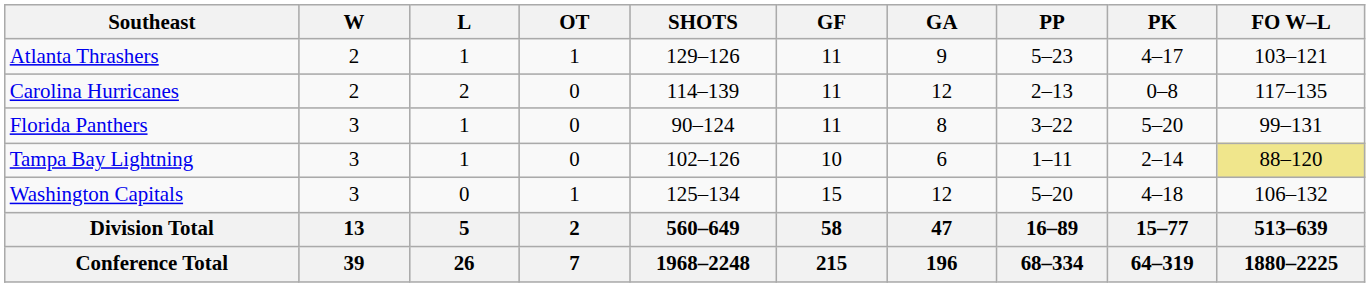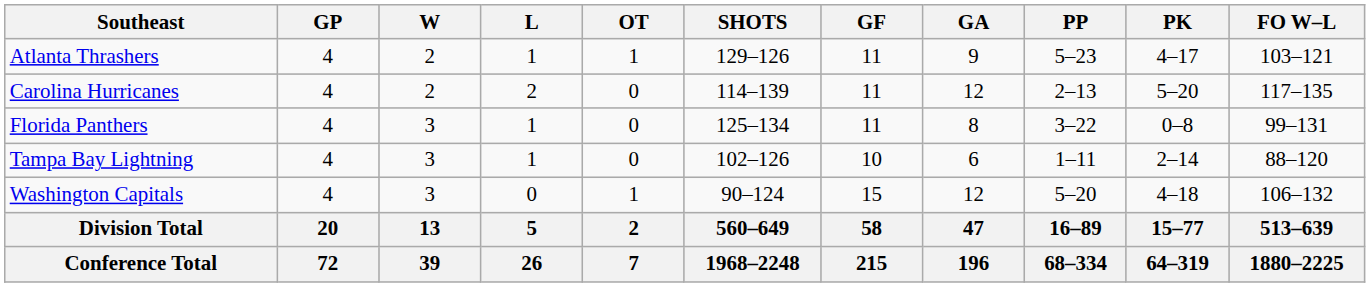+ column: (328, 21)
(1162, 90) 0–8 -> (1178, 90) 5–20
(703, 125) 90–124 -> (753, 125) 125–134
(1162, 125) 5–20 -> (1178, 125) 0–8
(1291, 159) khaki background -> (1297, 159) no background
(703, 194) 125–134 -> (753, 194) 90–124
